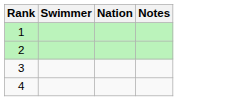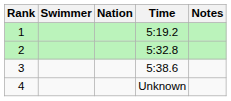+ column: (162, 13)
